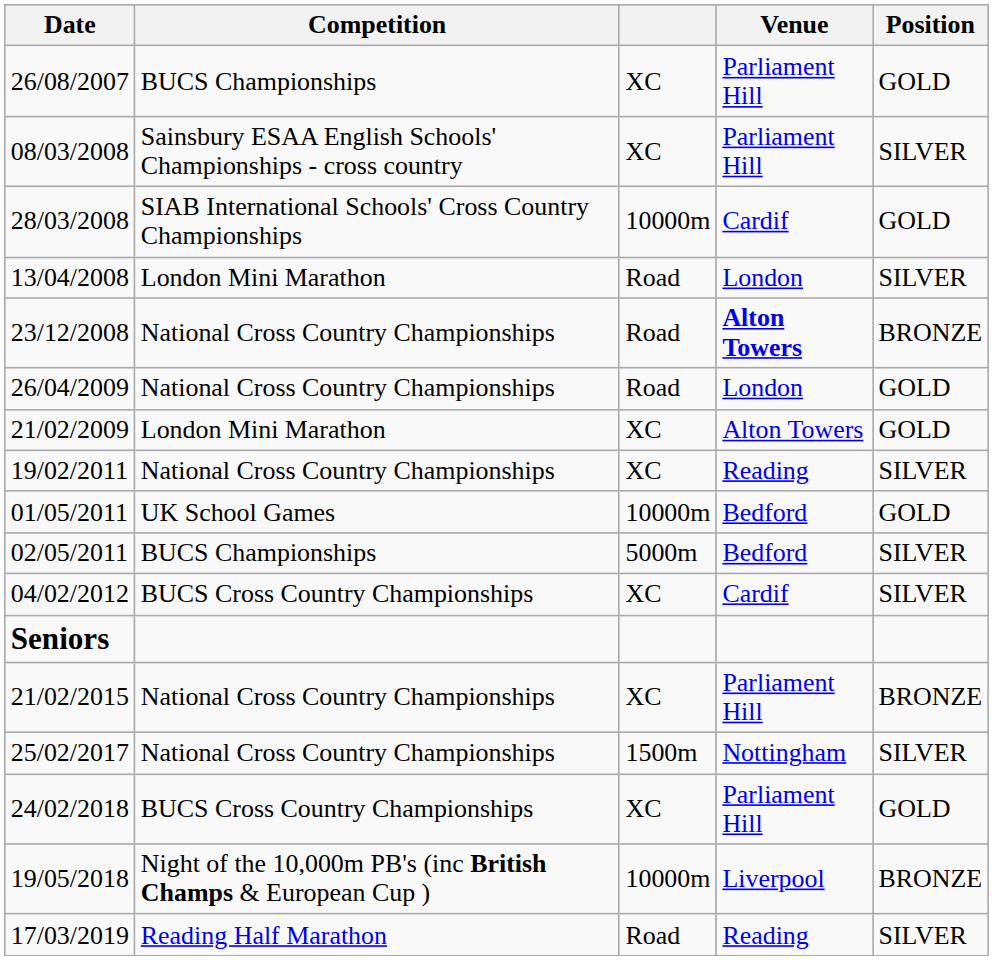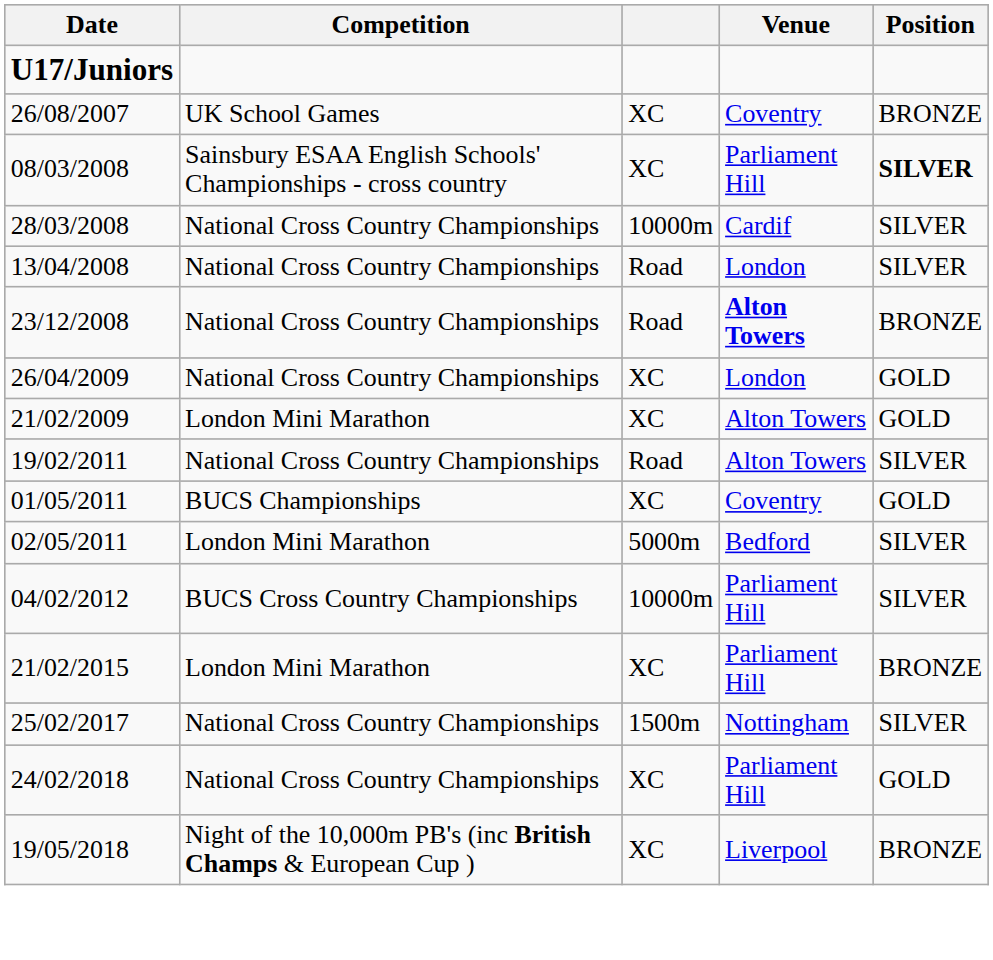+ row: (92, 69)
(259, 80) BUCS Championships -> (282, 113) UK School Games
(779, 80) Parliament Hill -> (773, 113) Coventry
(914, 80) GOLD -> (930, 113) BRONZE
(923, 151) normal -> (926, 169) bold
(365, 221) SIAB International Schools' Cross Country Championships -> (392, 225) National Cross Country Championships
(914, 221) GOLD -> (923, 225) SILVER
(263, 276) London Mini Marathon -> (392, 266) National Cross Country Championships
(653, 388) Road -> (646, 377) XC
(643, 470) XC -> (656, 459) Road
(766, 470) Reading -> (796, 459) Alton Towers
(238, 511) UK School Games -> (303, 500) BUCS Championships
(668, 511) 10000m -> (646, 500) XC
(765, 511) Bedford -> (773, 500) Coventry
(259, 552) BUCS Championships -> (307, 542) London Mini Marathon
(643, 593) XC -> (671, 597) 10000m
(756, 593) Cardif -> (781, 597) Parliament Hill
- row: (60, 638)
(348, 697) National Cross Country Championships -> (307, 667) London Mini Marathon
(337, 808) BUCS Cross Country Championships -> (392, 779) National Cross Country Championships
(668, 878) 10000m -> (646, 849) XC
- row: (70, 934)
